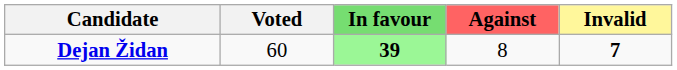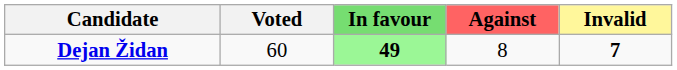(390, 49) 39 -> (390, 49) 49
